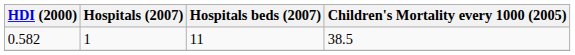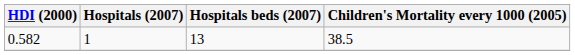(197, 38) 11 -> (197, 38) 13
